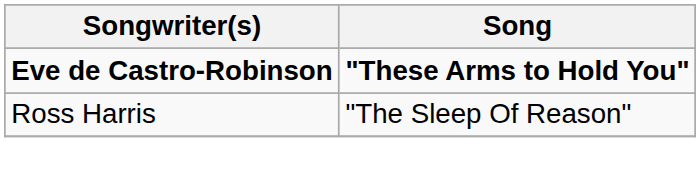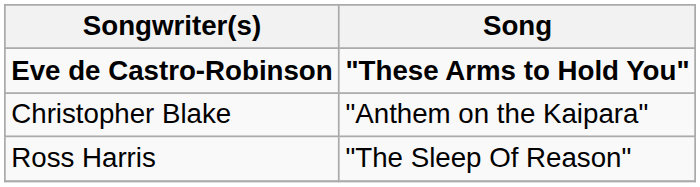+ row: (121, 114)
